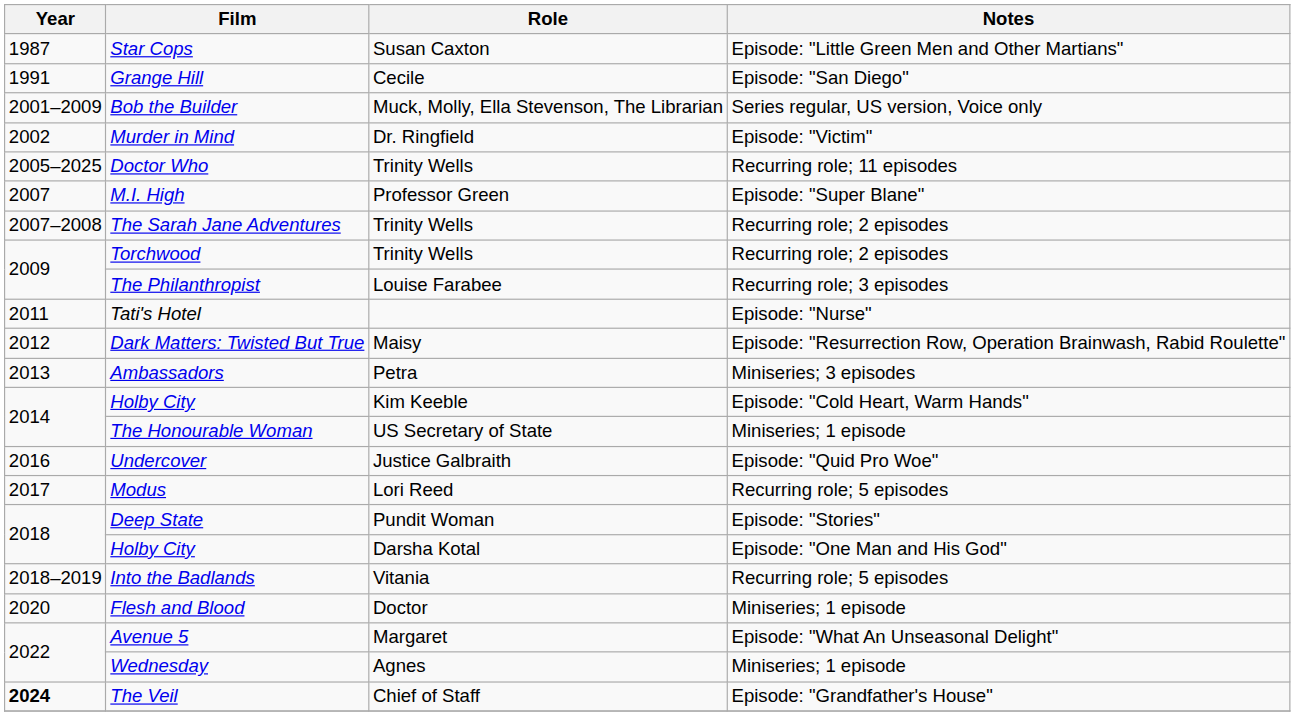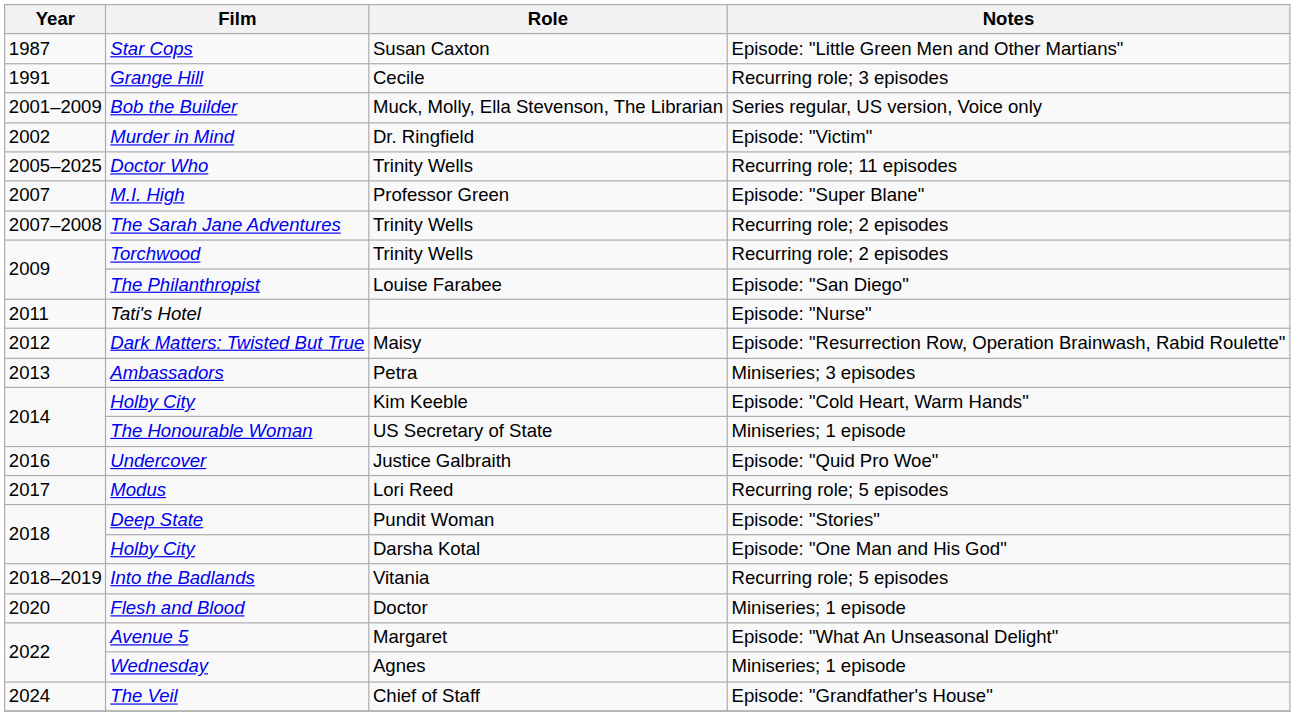(820, 78) Episode: "San Diego" -> (840, 78) Recurring role; 3 episodes
(840, 284) Recurring role; 3 episodes -> (820, 284) Episode: "San Diego"
(30, 696) bold -> (30, 696) normal
